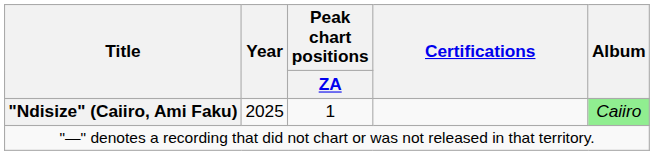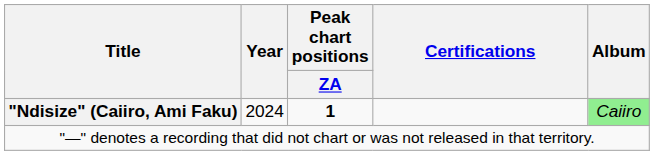(265, 111) 2025 -> (265, 111) 2024
(330, 111) normal -> (330, 111) bold
